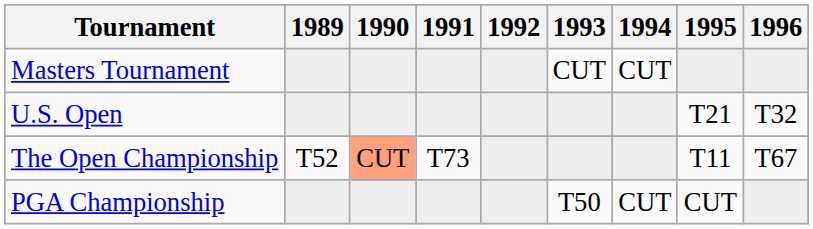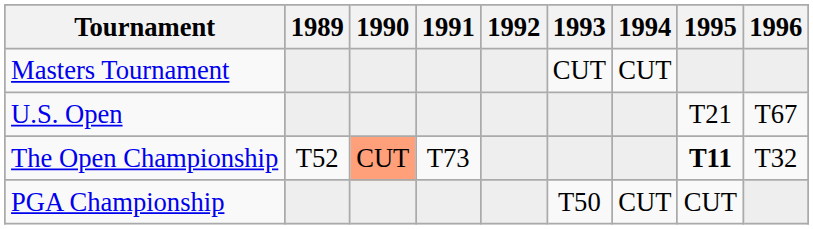(776, 114) T32 -> (776, 114) T67
(710, 158) normal -> (710, 158) bold
(776, 158) T67 -> (776, 158) T32
